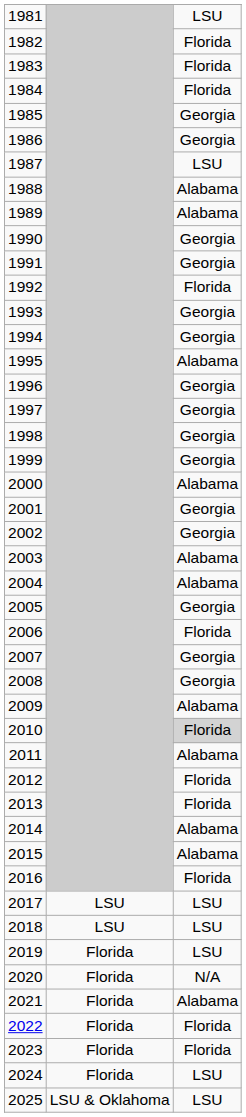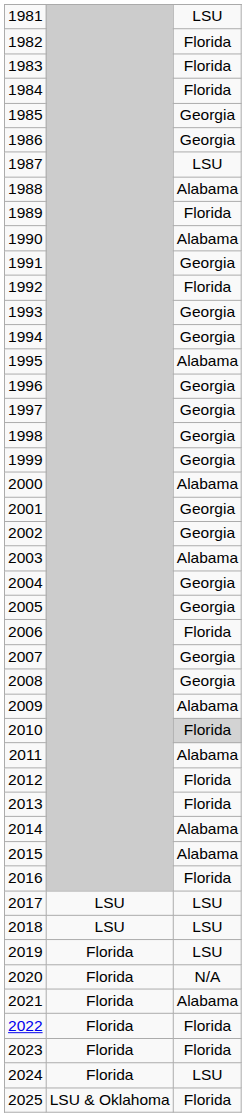(207, 213) Alabama -> (207, 213) Florida
(207, 238) Georgia -> (207, 238) Alabama
(207, 582) Alabama -> (207, 582) Georgia
(207, 1099) LSU -> (207, 1099) Florida
